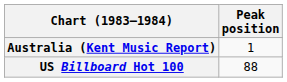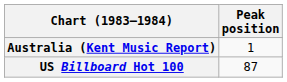(251, 67) 88 -> (251, 67) 87
